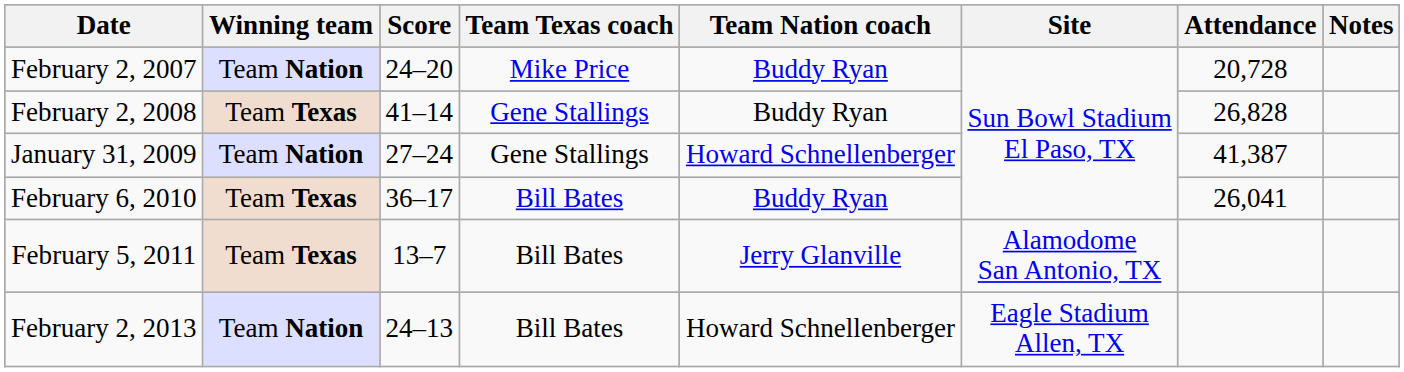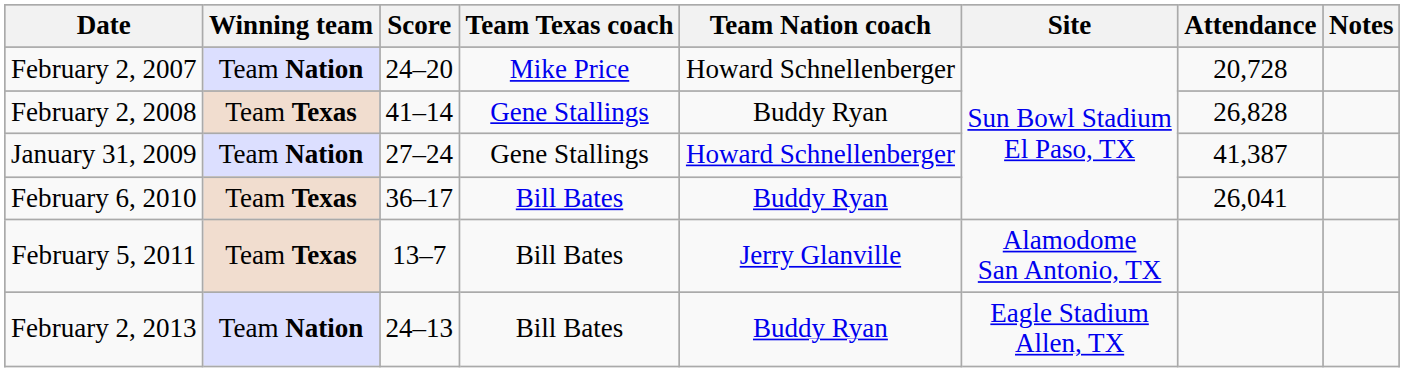(820, 68) Buddy Ryan -> (820, 68) Howard Schnellenberger
(820, 328) Howard Schnellenberger -> (820, 328) Buddy Ryan
